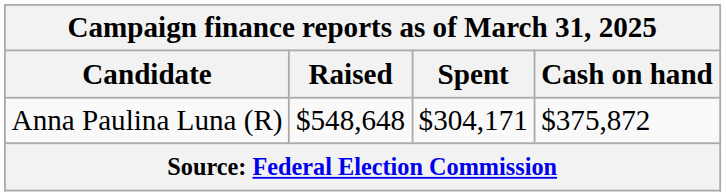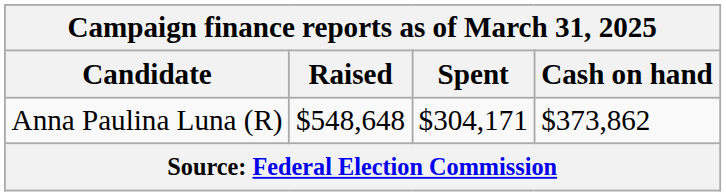(596, 119) $375,872 -> (596, 119) $373,862
